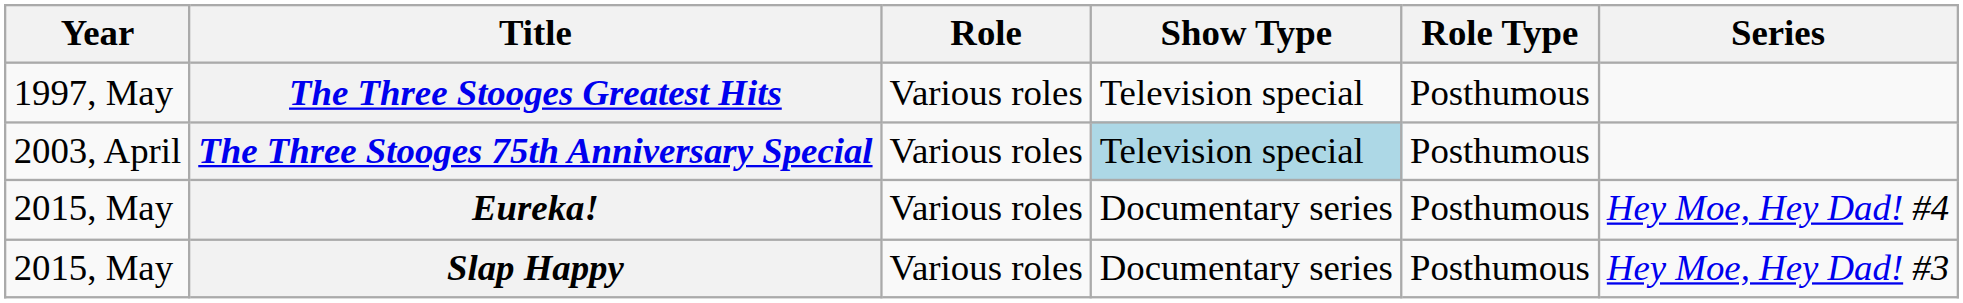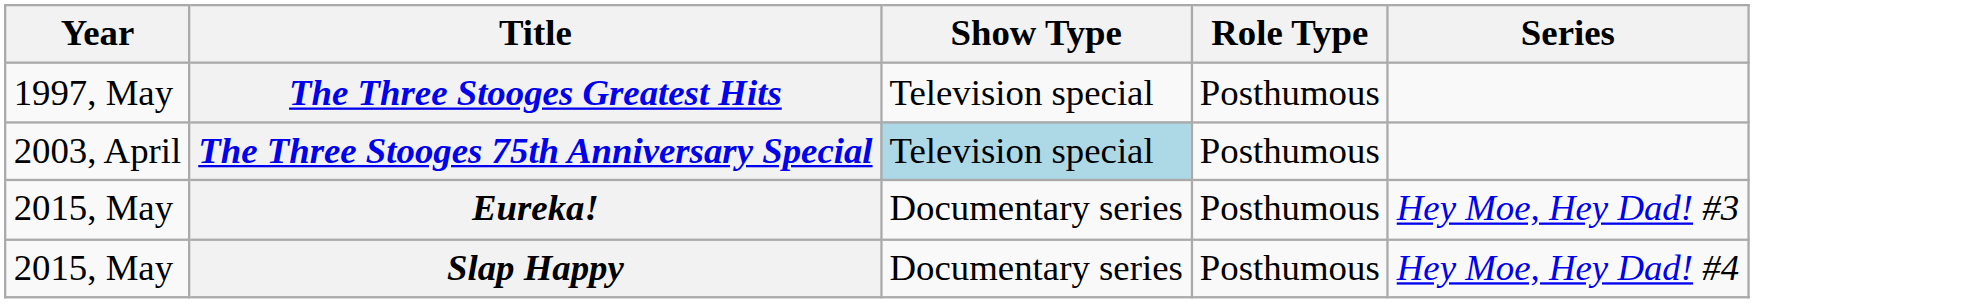- column: (986, 33)
(1778, 208) Hey Moe, Hey Dad! #4 -> (1568, 208) Hey Moe, Hey Dad! #3
(1778, 267) Hey Moe, Hey Dad! #3 -> (1568, 267) Hey Moe, Hey Dad! #4
